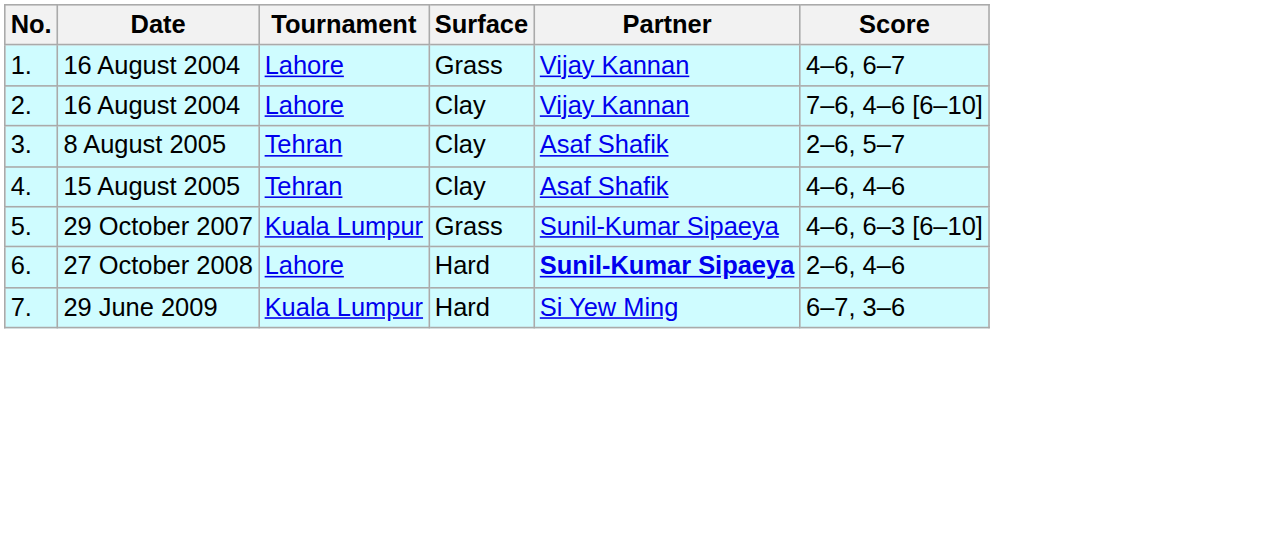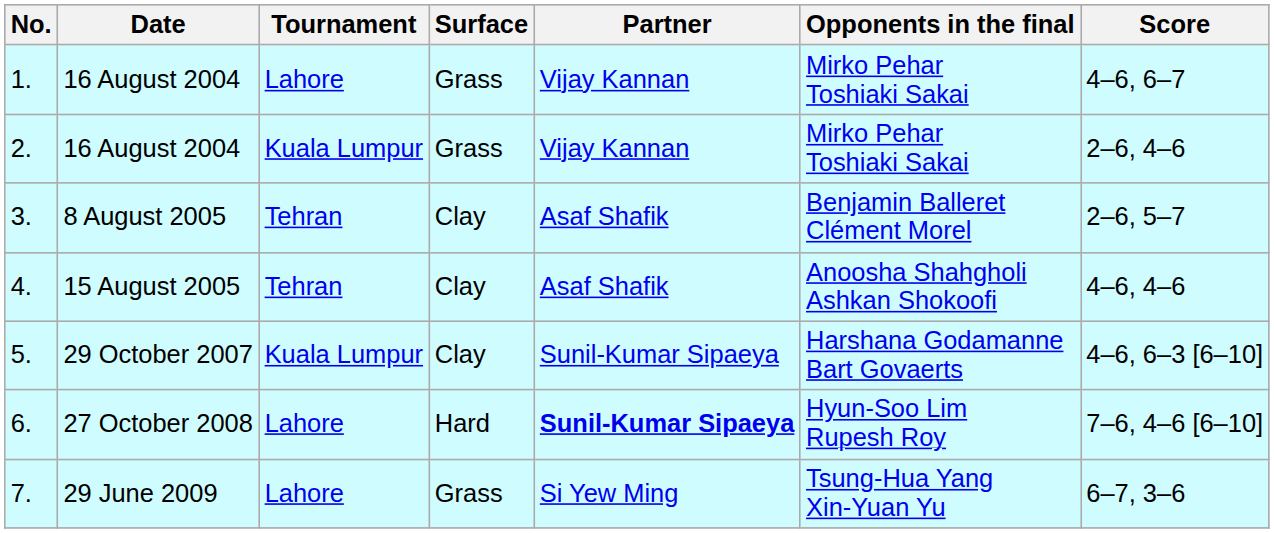+ column: (940, 24)
(304, 105) Lahore -> (344, 148) Kuala Lumpur
(460, 105) Clay -> (469, 148) Grass
(894, 105) 7–6, 4–6 [6–10] -> (1136, 148) 2–6, 4–6
(469, 226) Grass -> (460, 355) Clay
(856, 266) 2–6, 4–6 -> (1175, 424) 7–6, 4–6 [6–10]
(344, 307) Kuala Lumpur -> (304, 493) Lahore
(462, 307) Hard -> (469, 493) Grass
